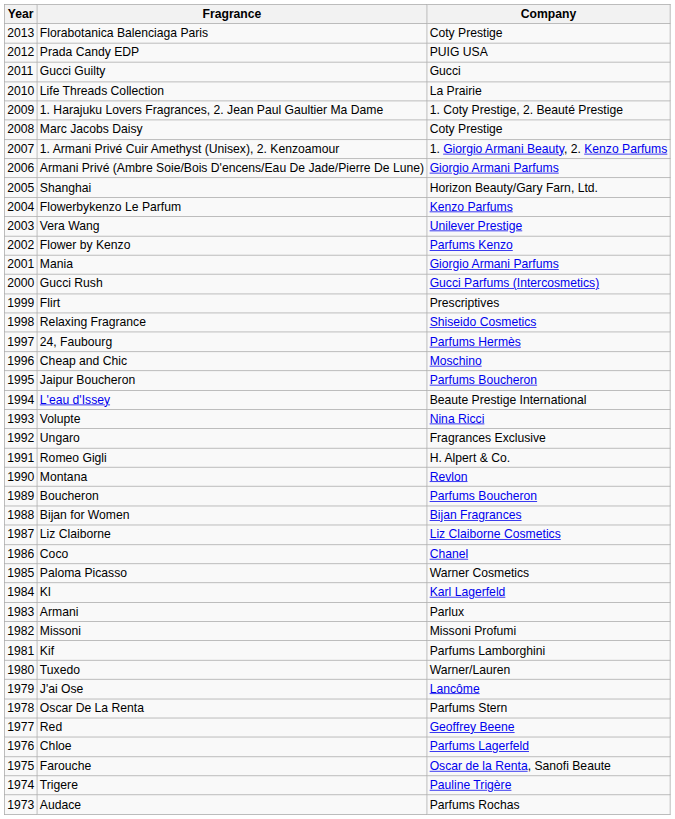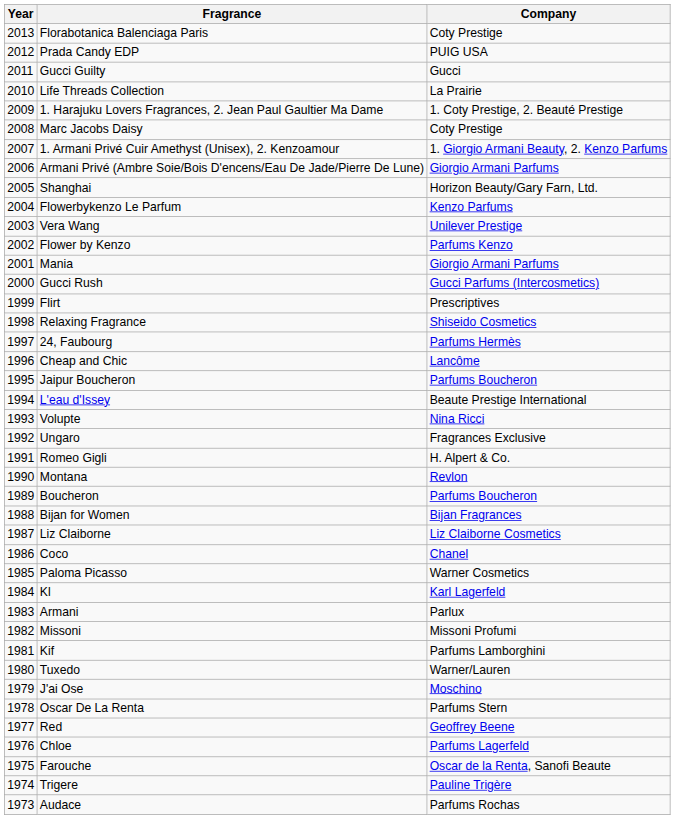(456, 361) Moschino -> (455, 361) Lancôme
(455, 689) Lancôme -> (456, 689) Moschino
